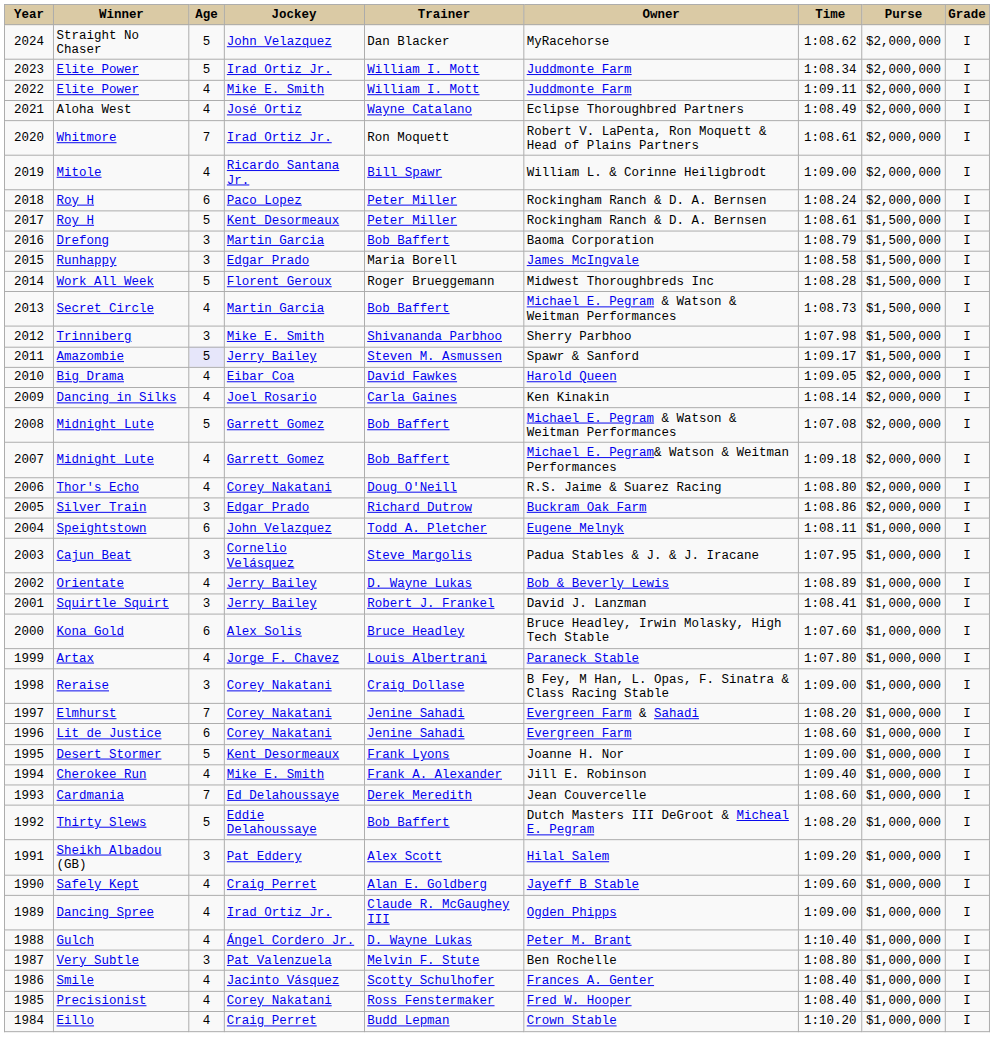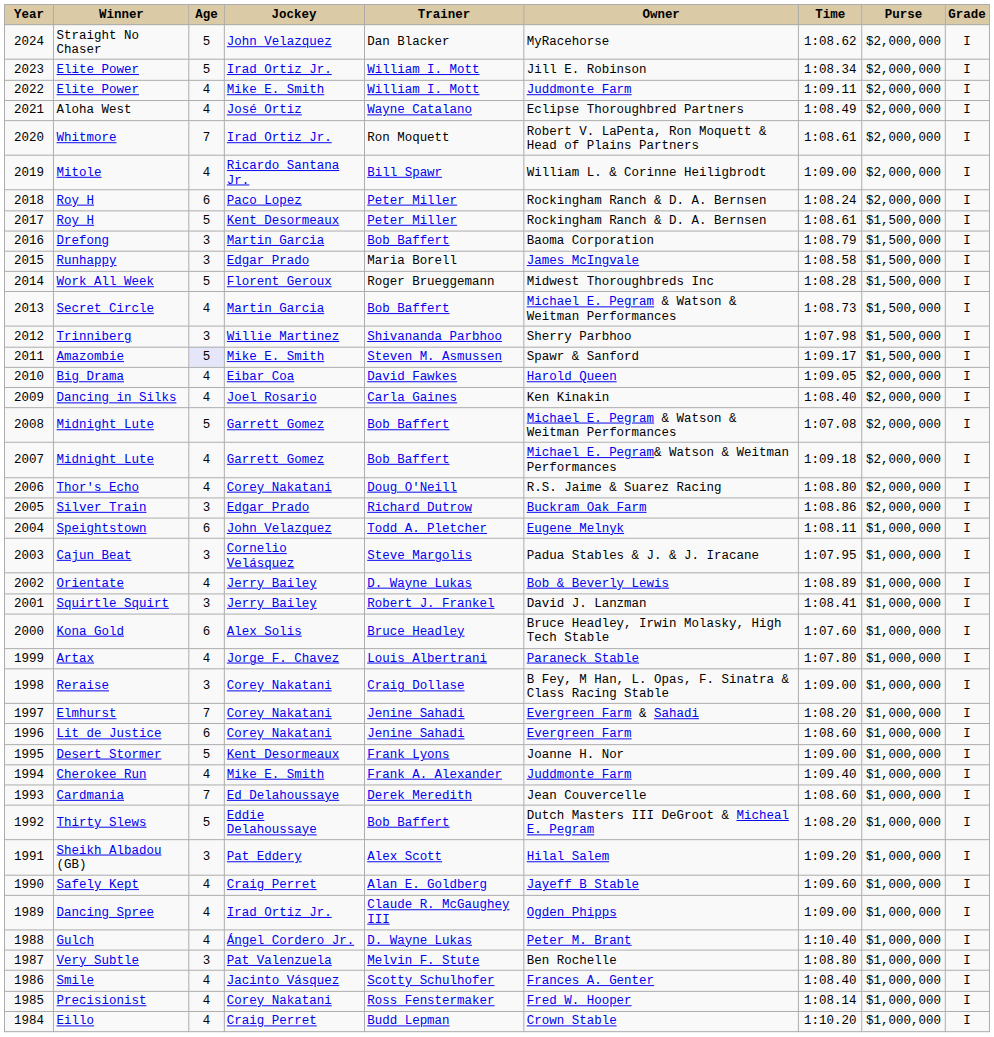(579, 70) Juddmonte Farm -> (587, 70) Jill E. Robinson
(276, 337) Mike E. Smith -> (283, 337) Willie Martinez
(272, 357) Jerry Bailey -> (276, 357) Mike E. Smith
(830, 398) 1:08.14 -> (830, 398) 1:08.40
(587, 775) Jill E. Robinson -> (579, 775) Juddmonte Farm
(830, 1001) 1:08.40 -> (830, 1001) 1:08.14
